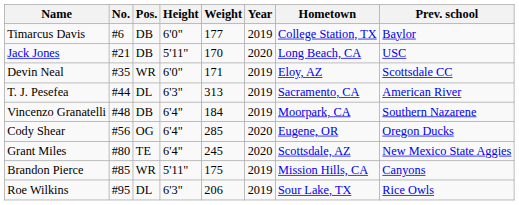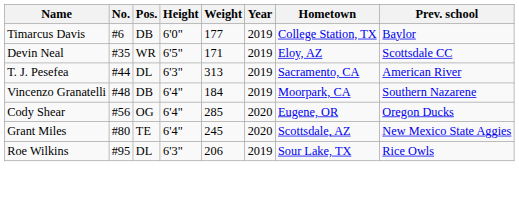- row: (33, 53)
(173, 72) 6'0" -> (173, 53) 6'5"
- row: (45, 170)
